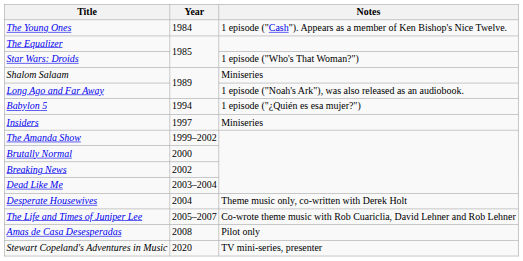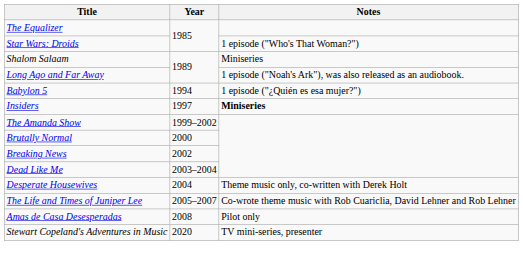- row: (39, 28)
(242, 122) normal -> (243, 106) bold
